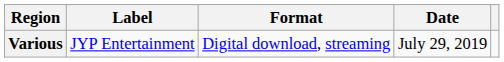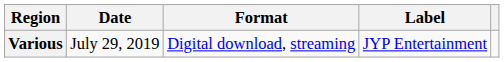columns swapped: (443, 17) <-> (132, 17)
